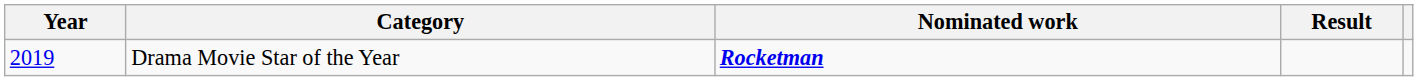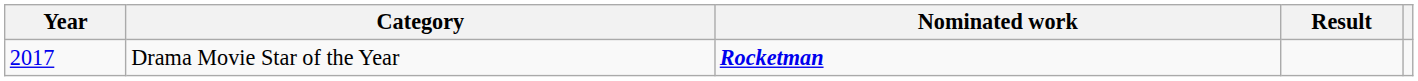(32, 57) 2019 -> (32, 57) 2017
